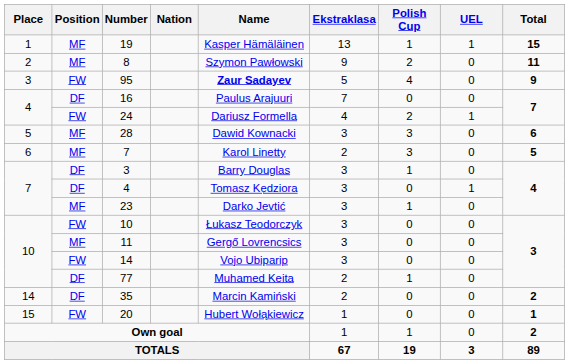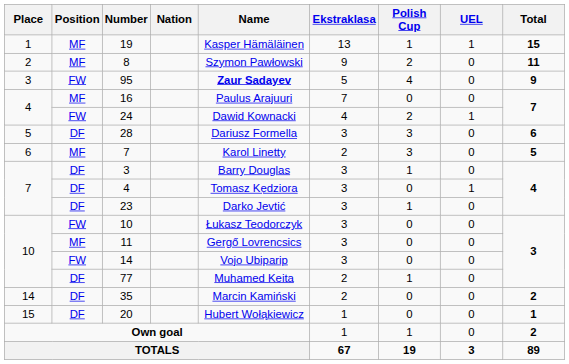(77, 98) DF -> (77, 98) MF
(254, 116) Dariusz Formella -> (254, 116) Dawid Kownacki
(77, 134) MF -> (77, 134) DF
(254, 134) Dawid Kownacki -> (254, 134) Dariusz Formella
(77, 206) MF -> (77, 206) DF
(77, 314) FW -> (77, 314) DF
